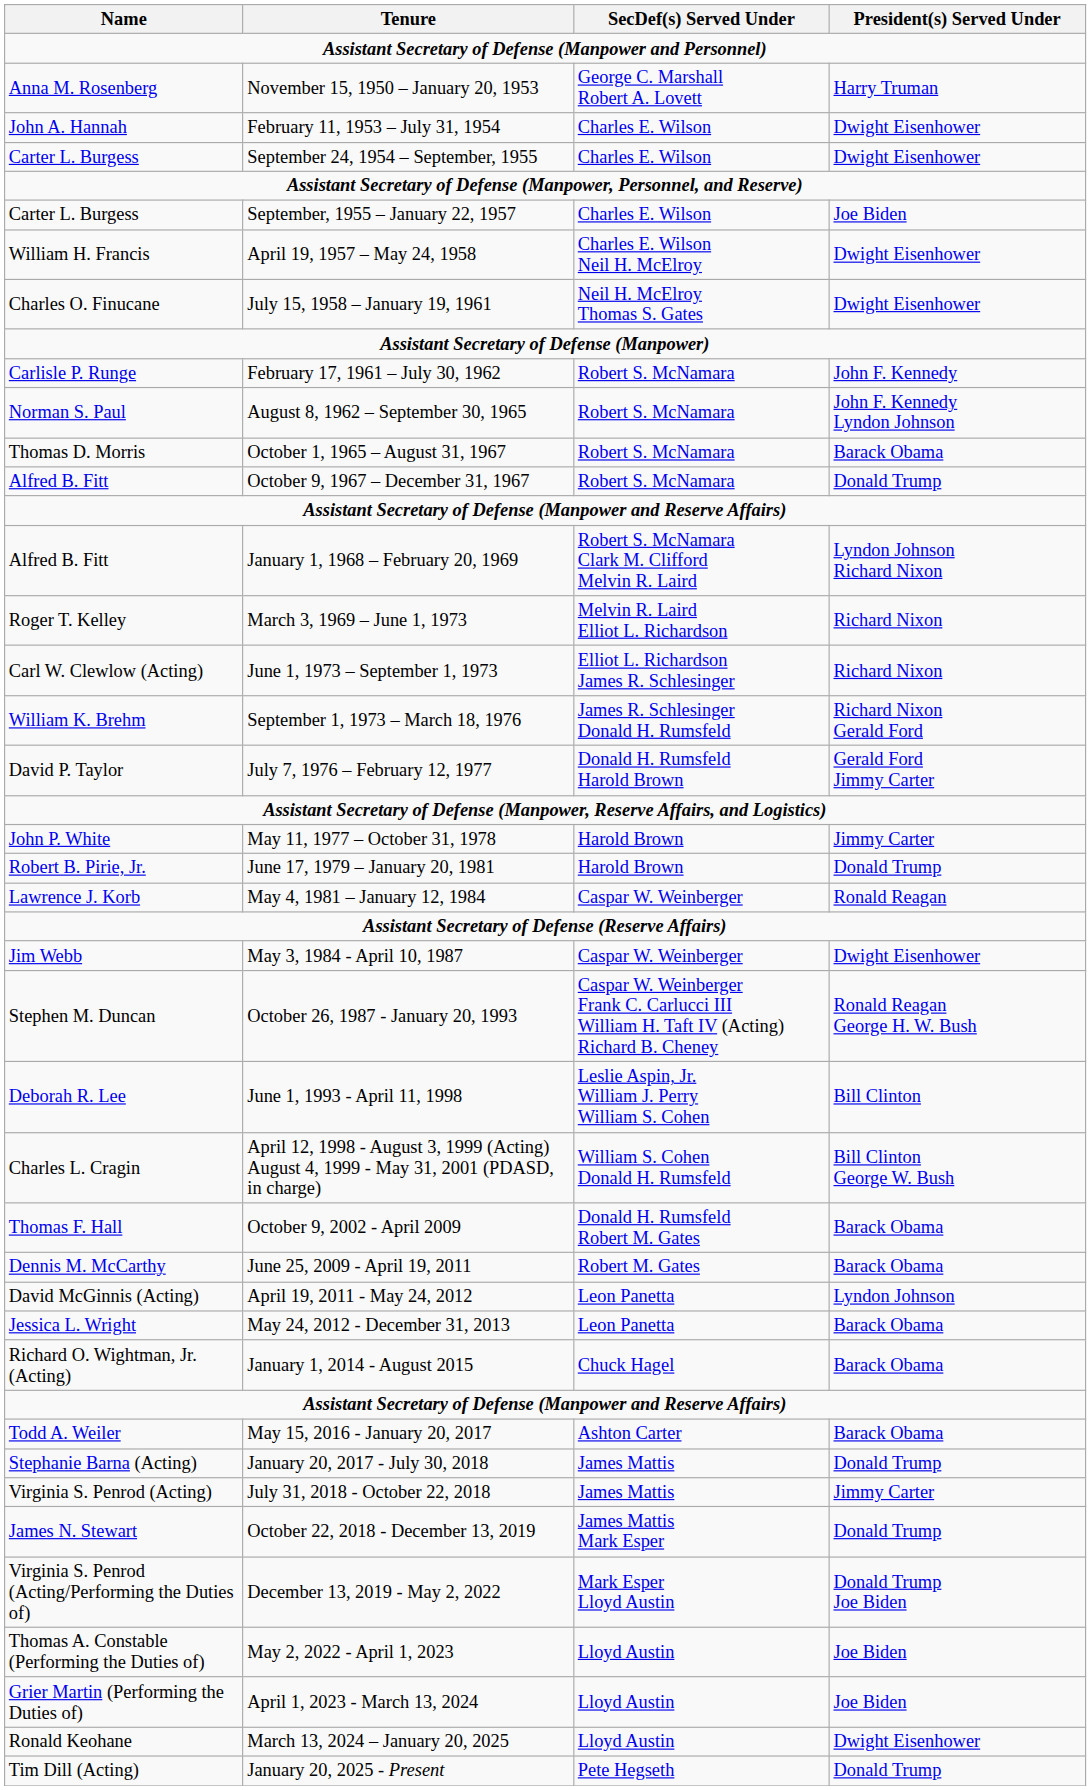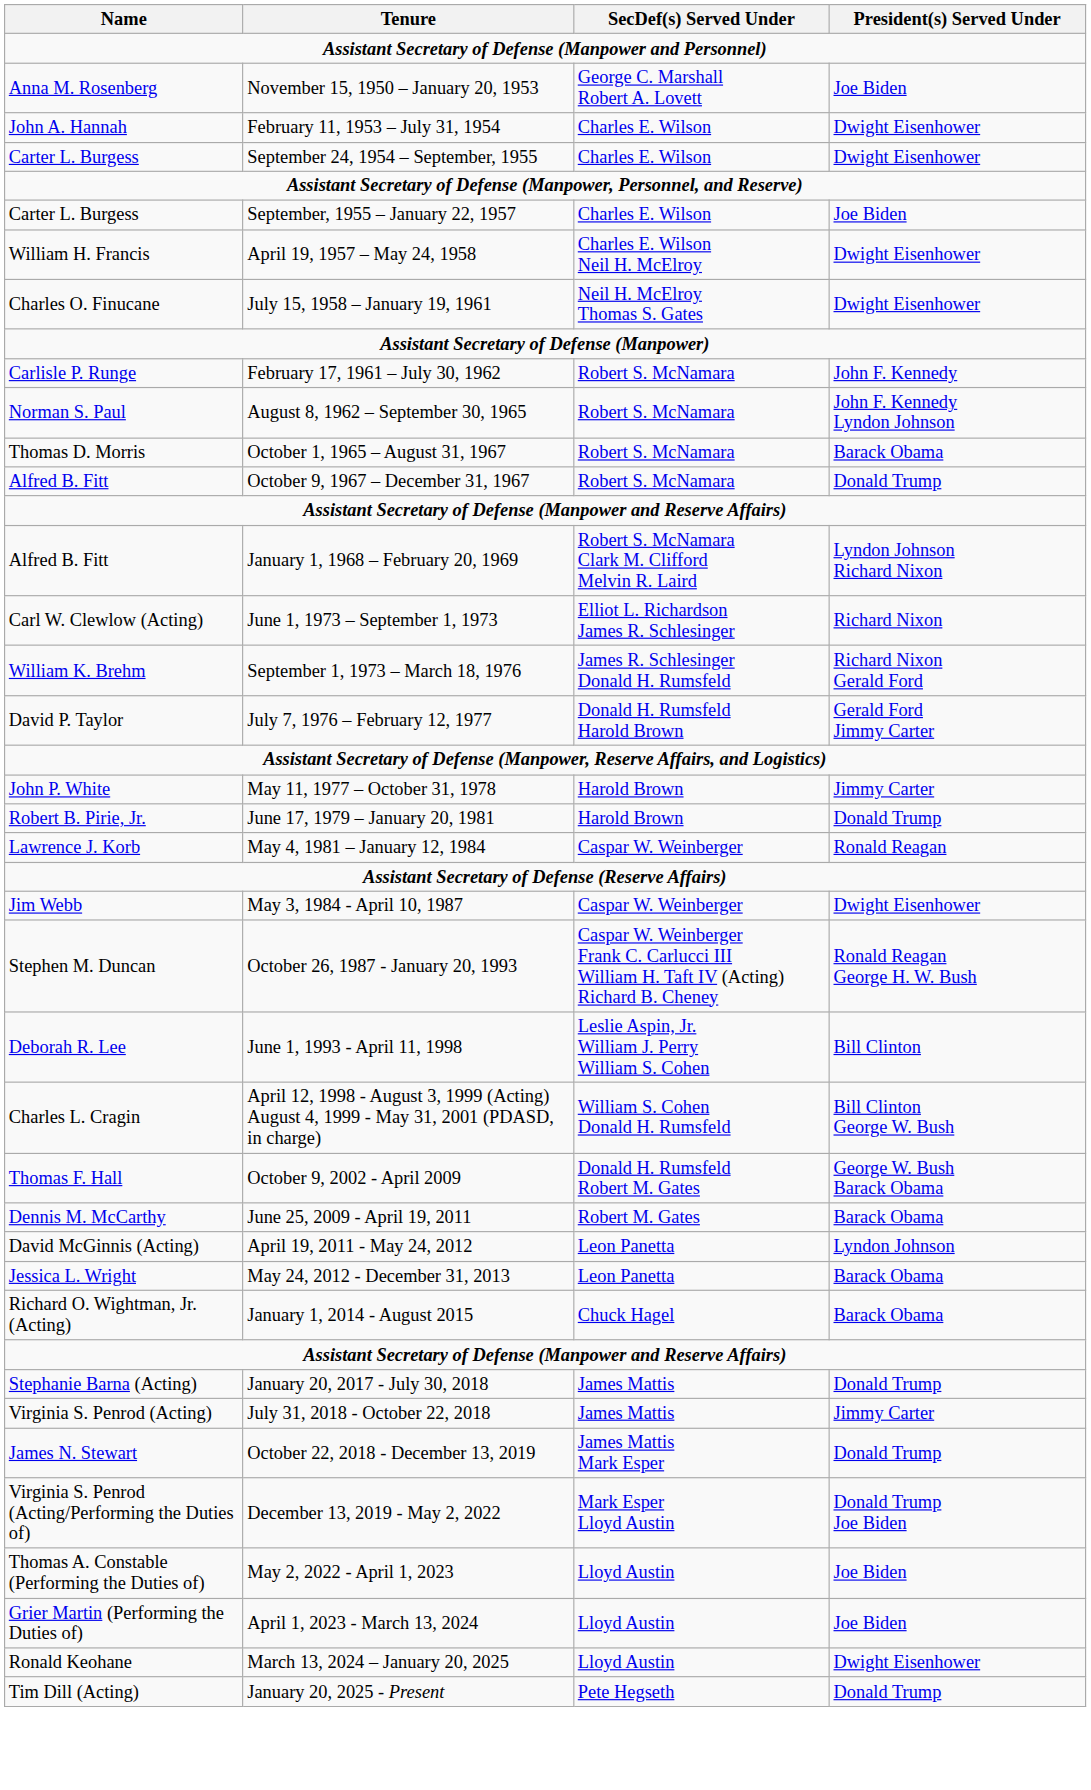(886, 87) Harry Truman -> (870, 87) Joe Biden
- row: (67, 620)
(888, 1227) Barack Obama -> (894, 1177) George W. Bush Barack Obama
- row: (65, 1433)
